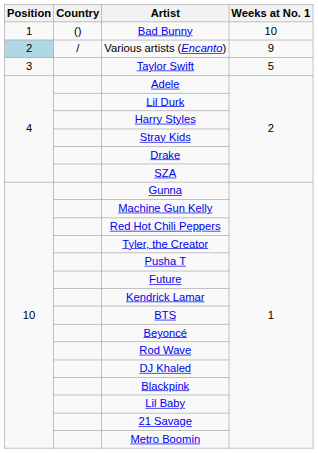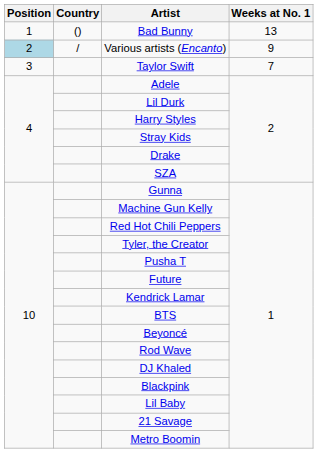(271, 31) 10 -> (271, 31) 13
(271, 66) 5 -> (271, 66) 7
